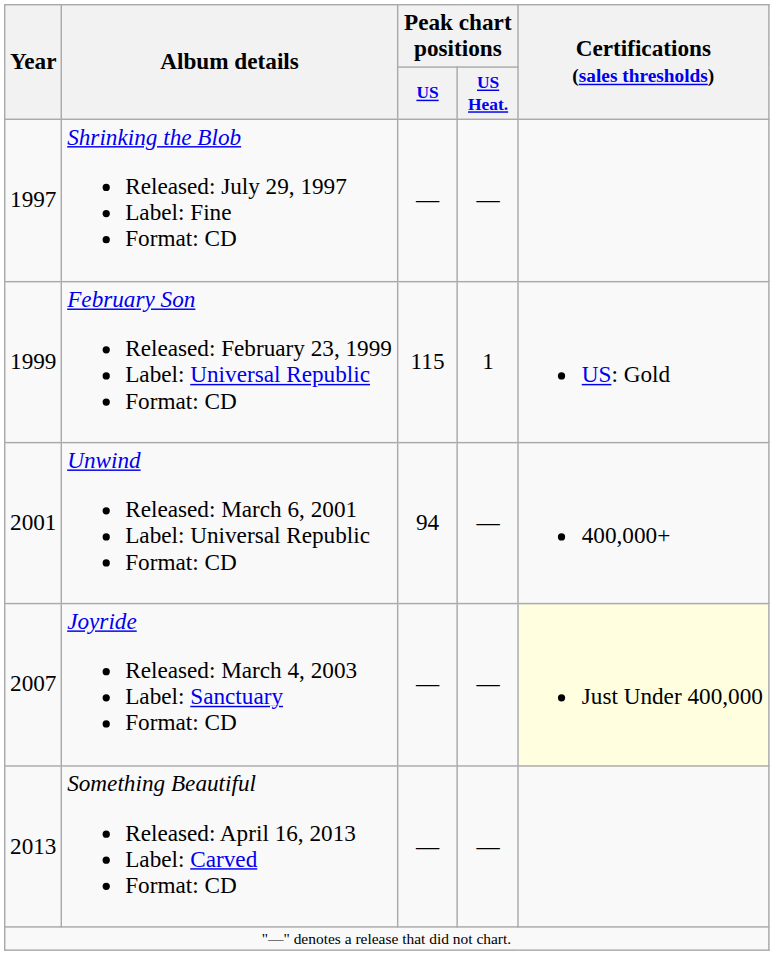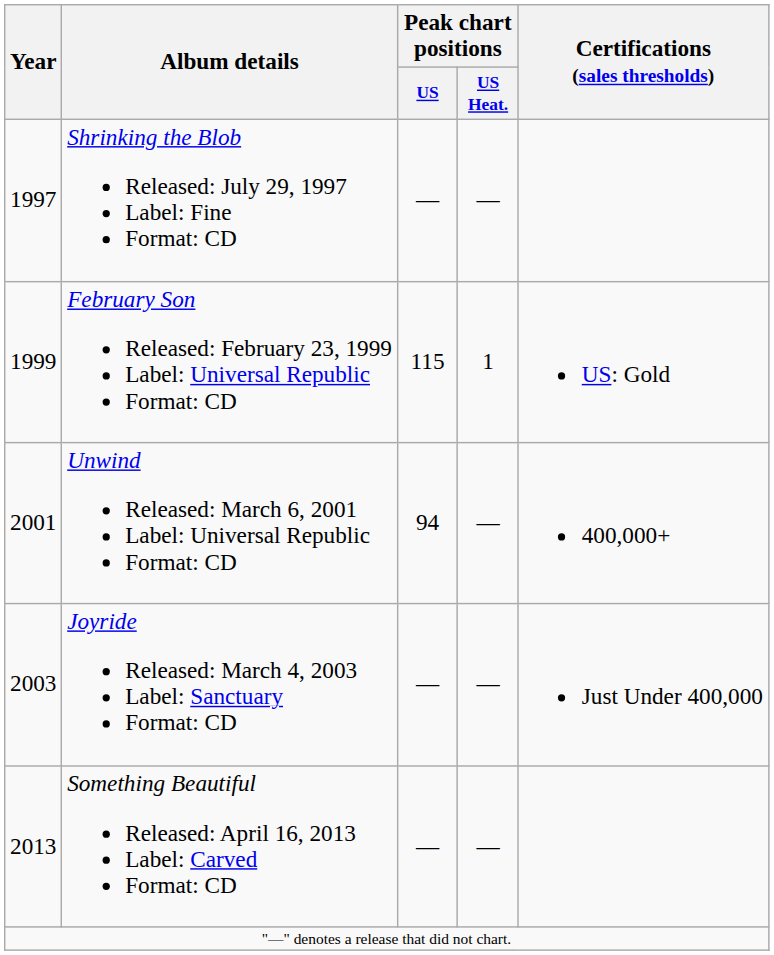(33, 684) 2007 -> (33, 684) 2003
(643, 698) lightyellow background -> (643, 698) no background
